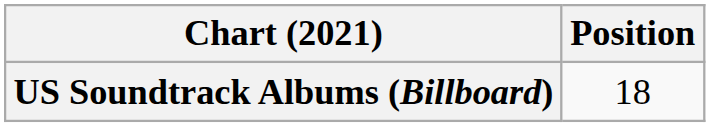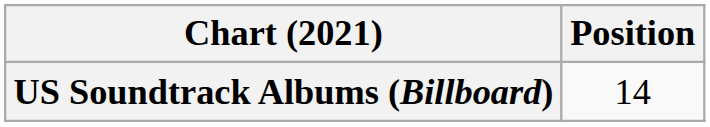(633, 90) 18 -> (633, 90) 14
